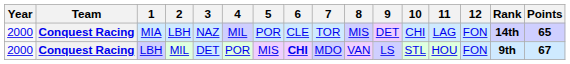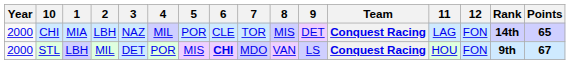columns swapped: (86, 14) <-> (415, 14)
